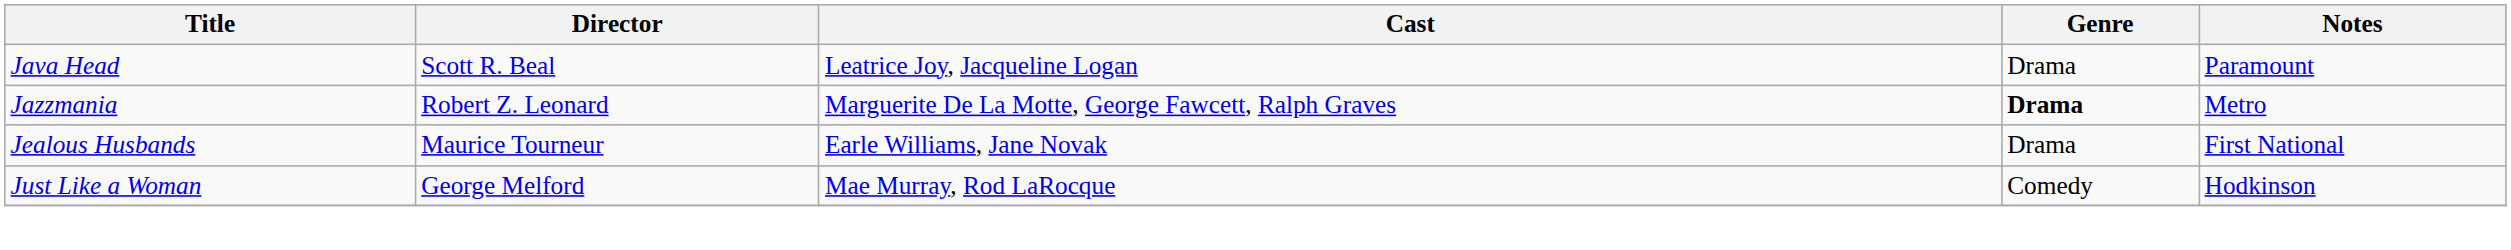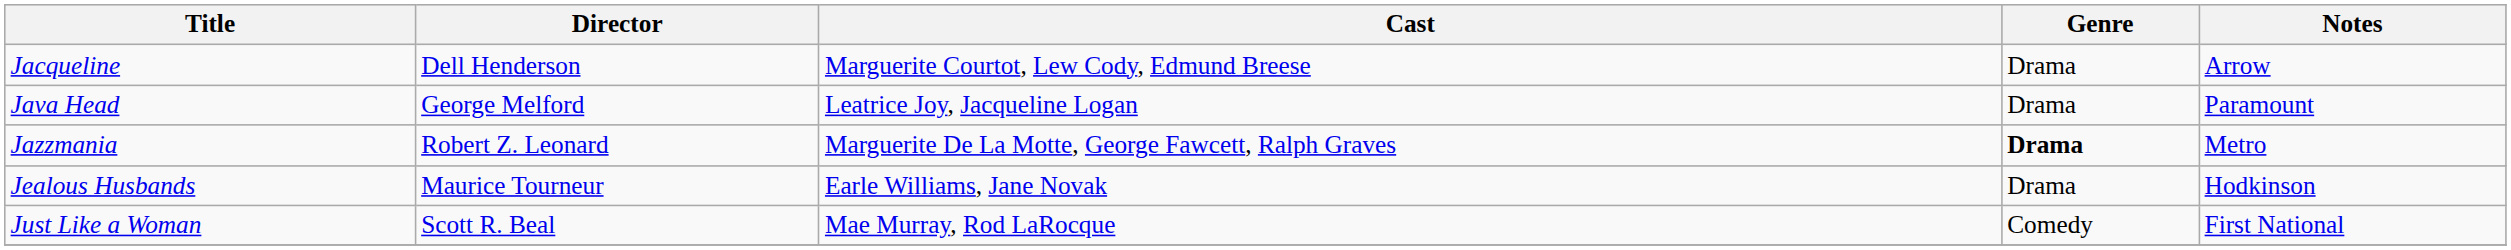+ row: (65, 64)
(488, 64) Scott R. Beal -> (503, 104) George Melford
(2274, 144) First National -> (2260, 184) Hodkinson
(503, 184) George Melford -> (488, 225) Scott R. Beal
(2260, 184) Hodkinson -> (2274, 225) First National
